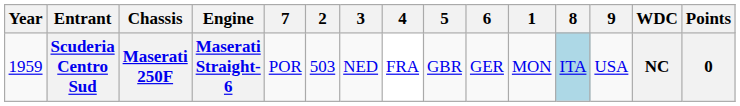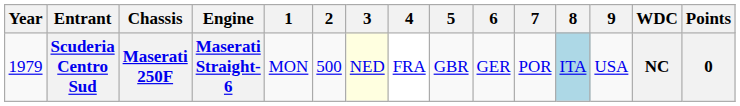columns swapped: (532, 18) <-> (285, 18)
(26, 66) 1959 -> (26, 66) 1979
(322, 66) 503 -> (329, 66) 500
(361, 66) no background -> (367, 66) lightyellow background
